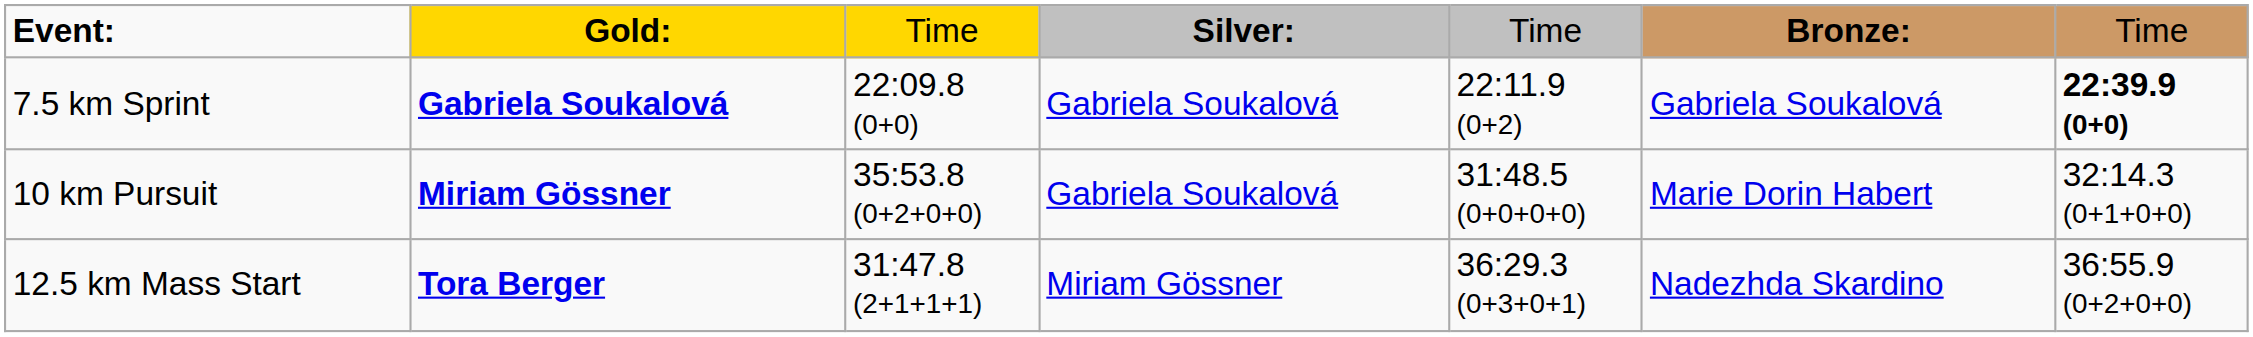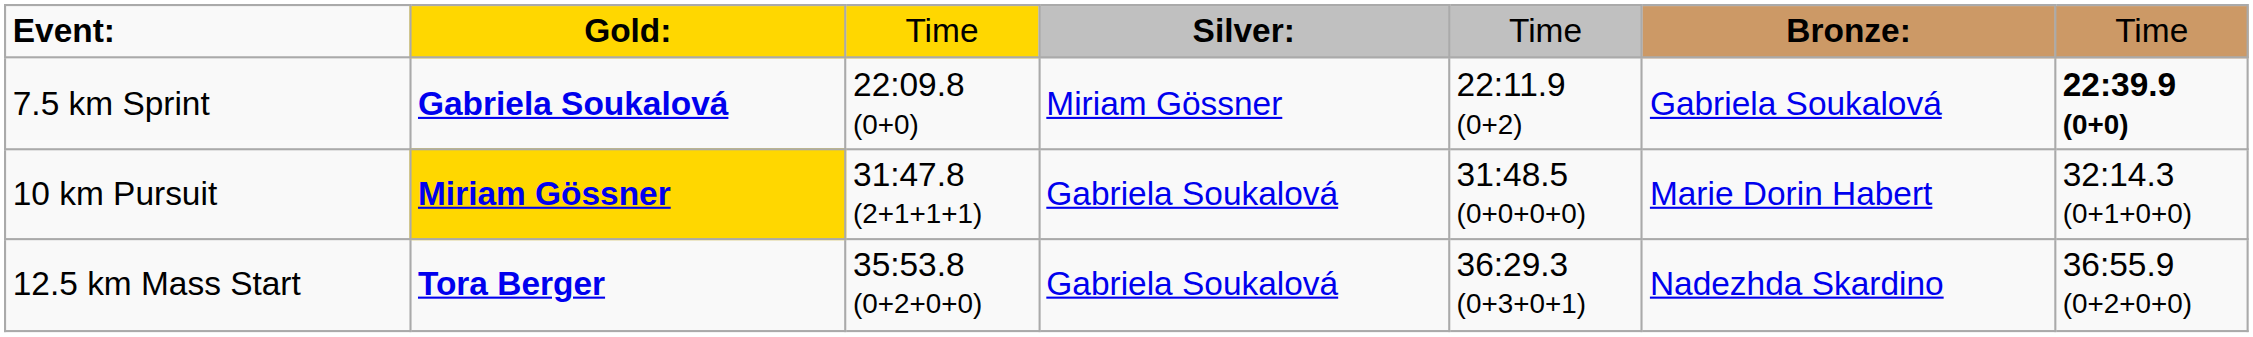(1192, 102) Gabriela Soukalová -> (1164, 102) Miriam Gössner
(544, 193) no background -> (544, 193) gold background
(918, 193) 35:53.8 (0+2+0+0) -> (918, 193) 31:47.8 (2+1+1+1)
(918, 284) 31:47.8 (2+1+1+1) -> (918, 284) 35:53.8 (0+2+0+0)
(1164, 284) Miriam Gössner -> (1192, 284) Gabriela Soukalová
